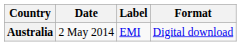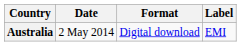columns swapped: (193, 13) <-> (133, 13)
